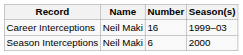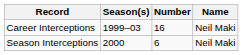columns swapped: (123, 12) <-> (212, 12)
